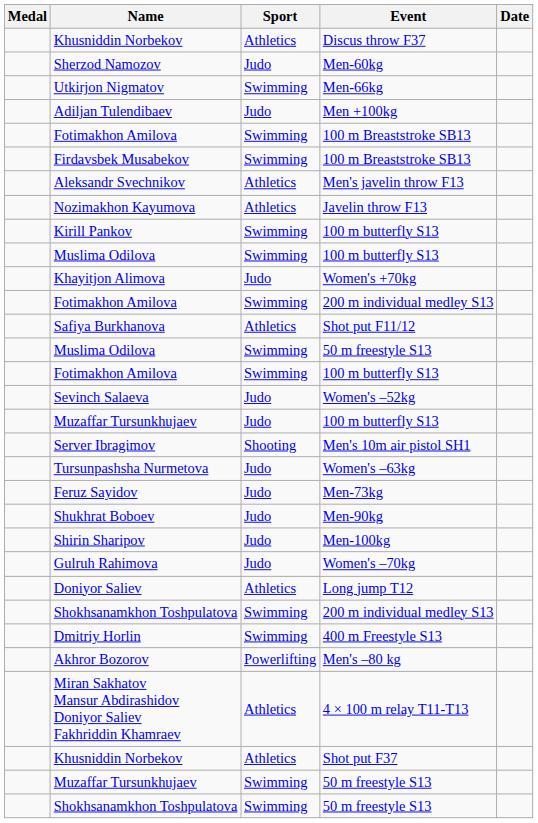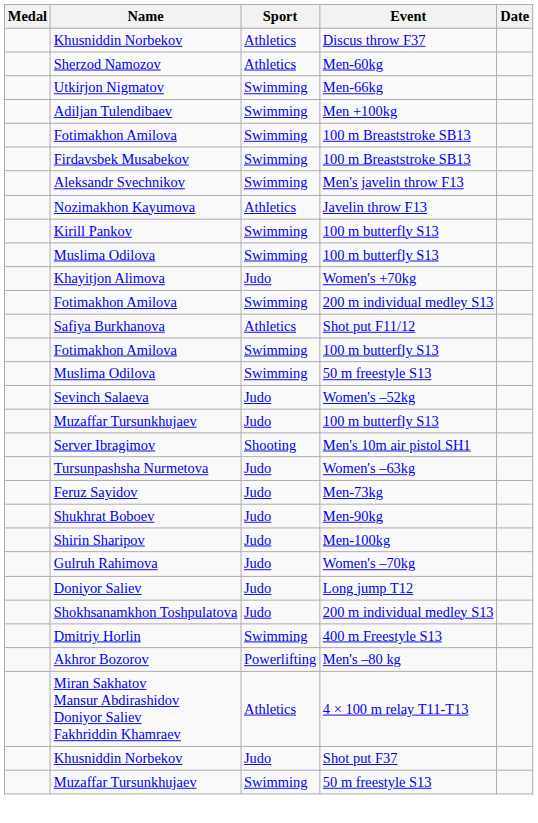(258, 64) Judo -> (270, 64) Athletics
(258, 111) Judo -> (276, 111) Swimming
(270, 183) Athletics -> (276, 183) Swimming
rows swapped: (105, 349) <-> (115, 373)
(270, 588) Athletics -> (258, 588) Judo
(276, 611) Swimming -> (258, 611) Judo
(270, 758) Athletics -> (258, 758) Judo
- row: (146, 805)
